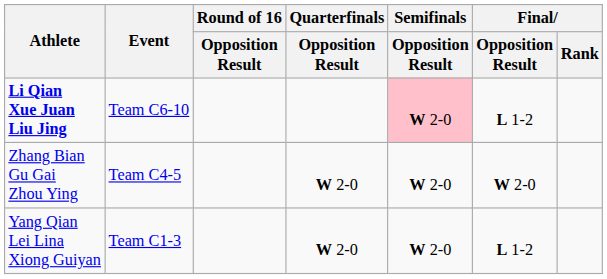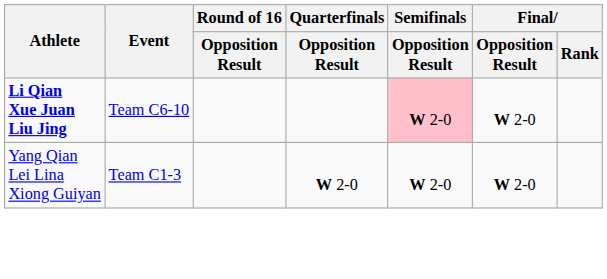(515, 120) L 1-2 -> (515, 120) W 2-0
- row: (47, 175)
(515, 250) L 1-2 -> (515, 185) W 2-0
